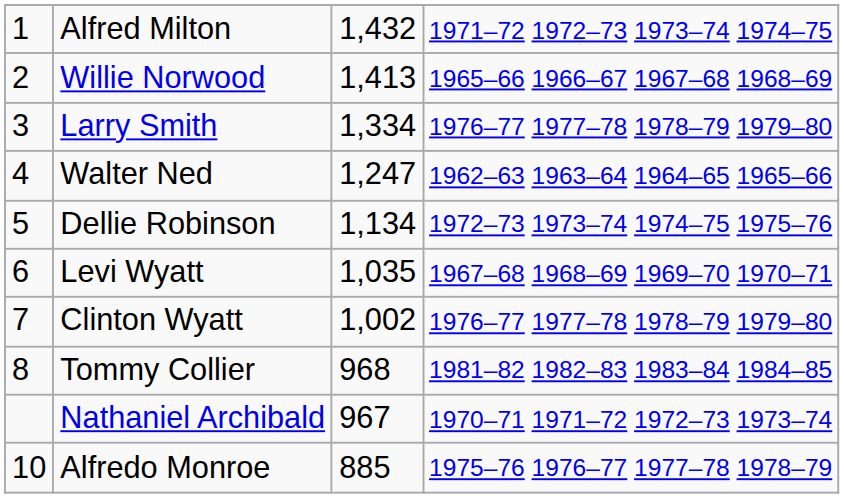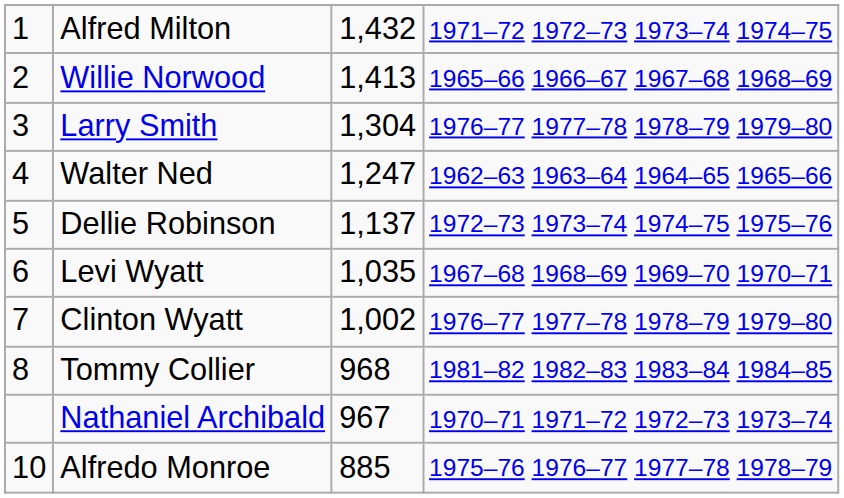(378, 126) 1,334 -> (378, 126) 1,304
(378, 223) 1,134 -> (378, 223) 1,137
